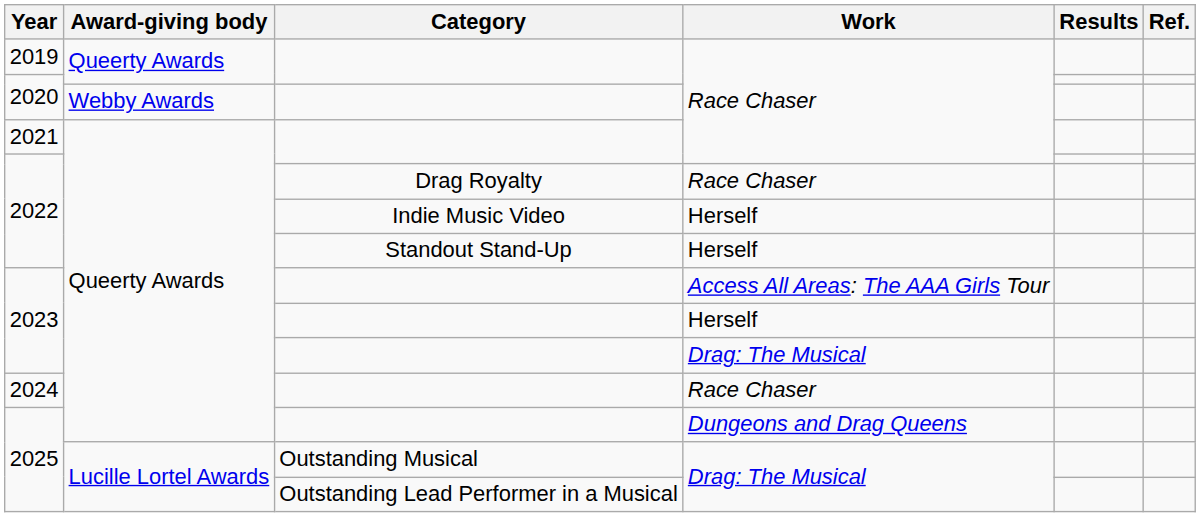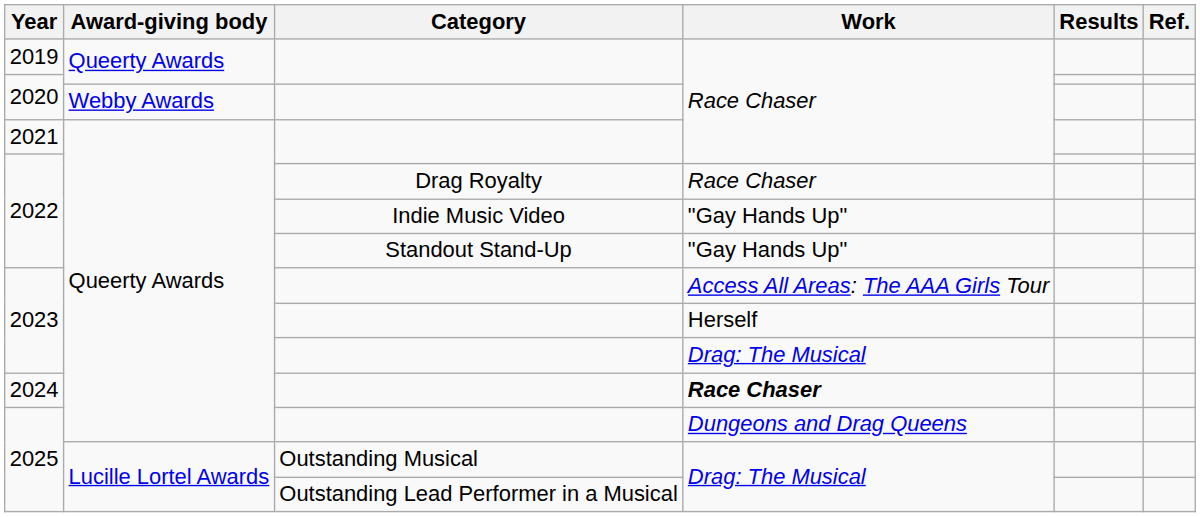(723, 215) Herself -> (768, 215) "Gay Hands Up"
(723, 250) Herself -> (768, 250) "Gay Hands Up"
(752, 389) normal -> (754, 389) bold
